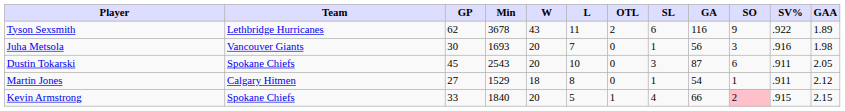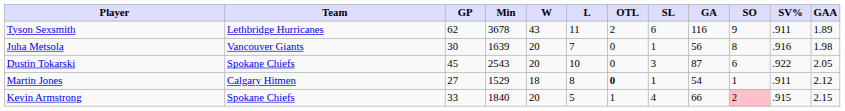(782, 30) .922 -> (782, 30) .911
(499, 47) 1693 -> (499, 47) 1639
(734, 47) 3 -> (734, 47) 8
(782, 64) .911 -> (782, 64) .922
(612, 81) normal -> (612, 81) bold
